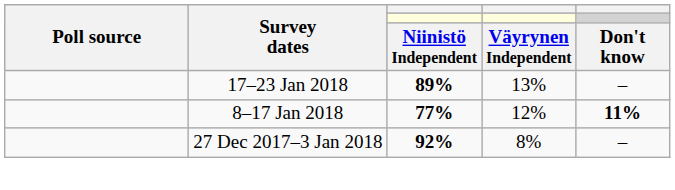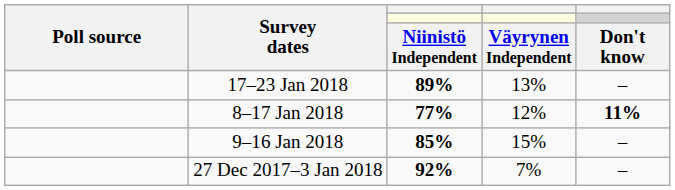+ row: (288, 141)
(529, 141) 8% -> (529, 170) 7%
